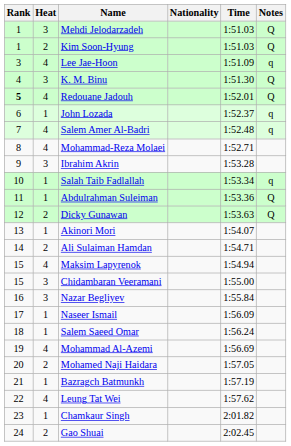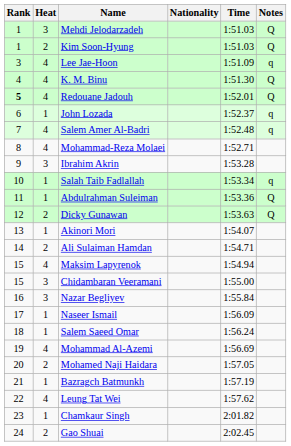(46, 80) 3 -> (46, 80) 4
